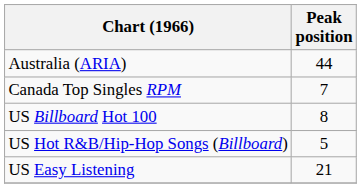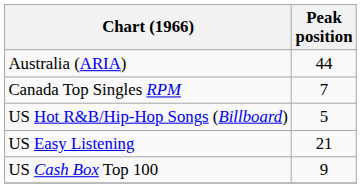- row: (83, 116)
+ row: (83, 169)
